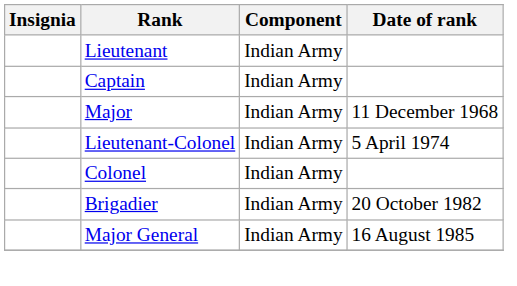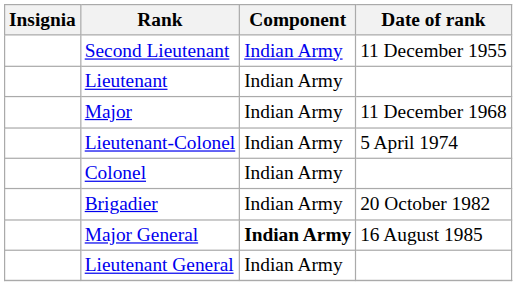+ row: (157, 50)
- row: (115, 81)
(293, 234) normal -> (298, 234) bold
+ row: (159, 265)
